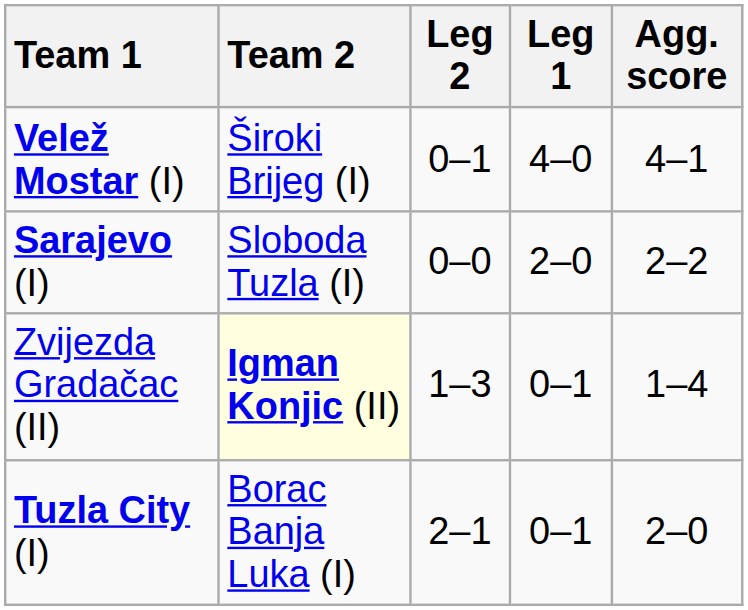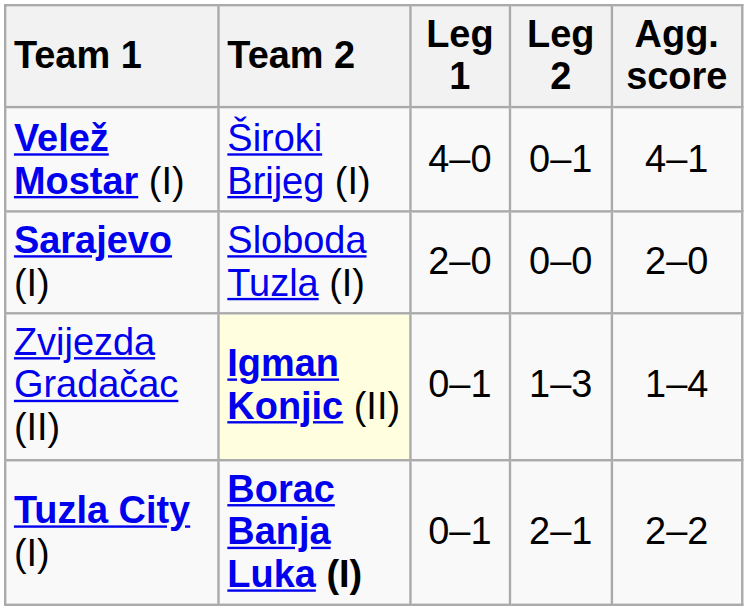columns swapped: (561, 55) <-> (460, 55)
(677, 261) 2–2 -> (677, 261) 2–0
(292, 531) normal -> (295, 531) bold
(677, 531) 2–0 -> (677, 531) 2–2
